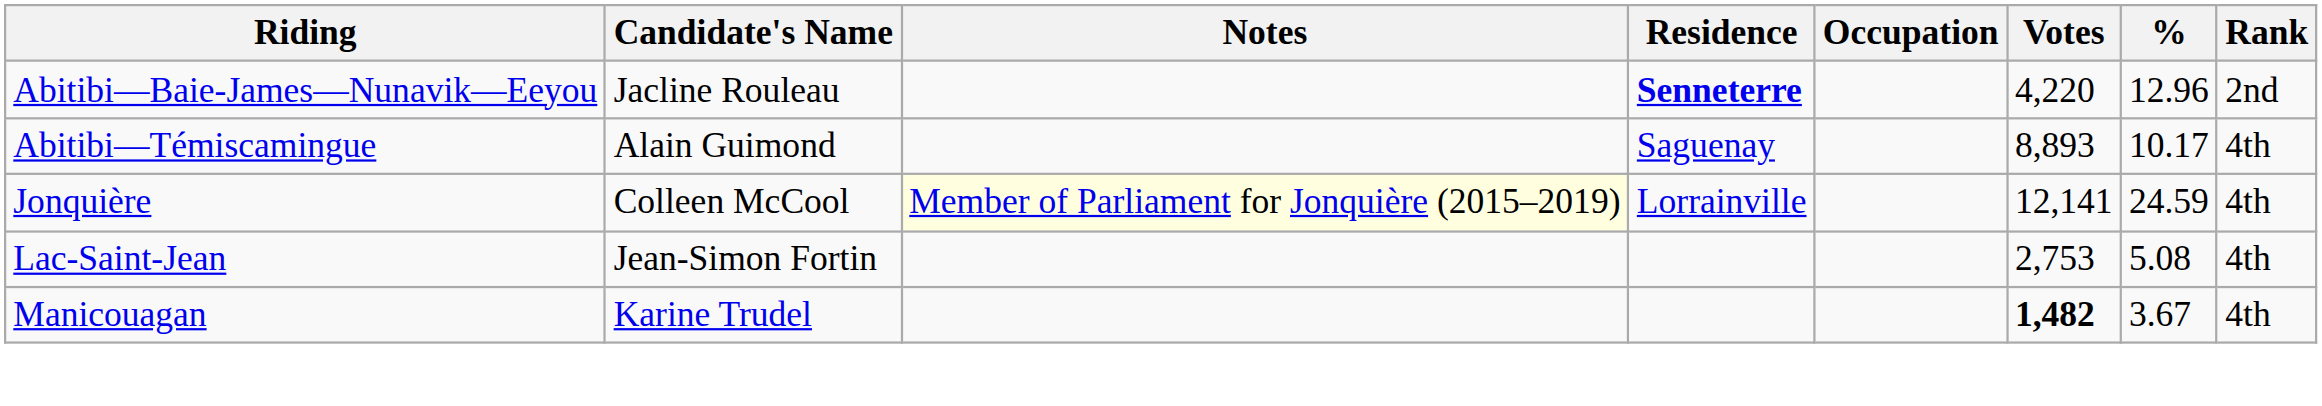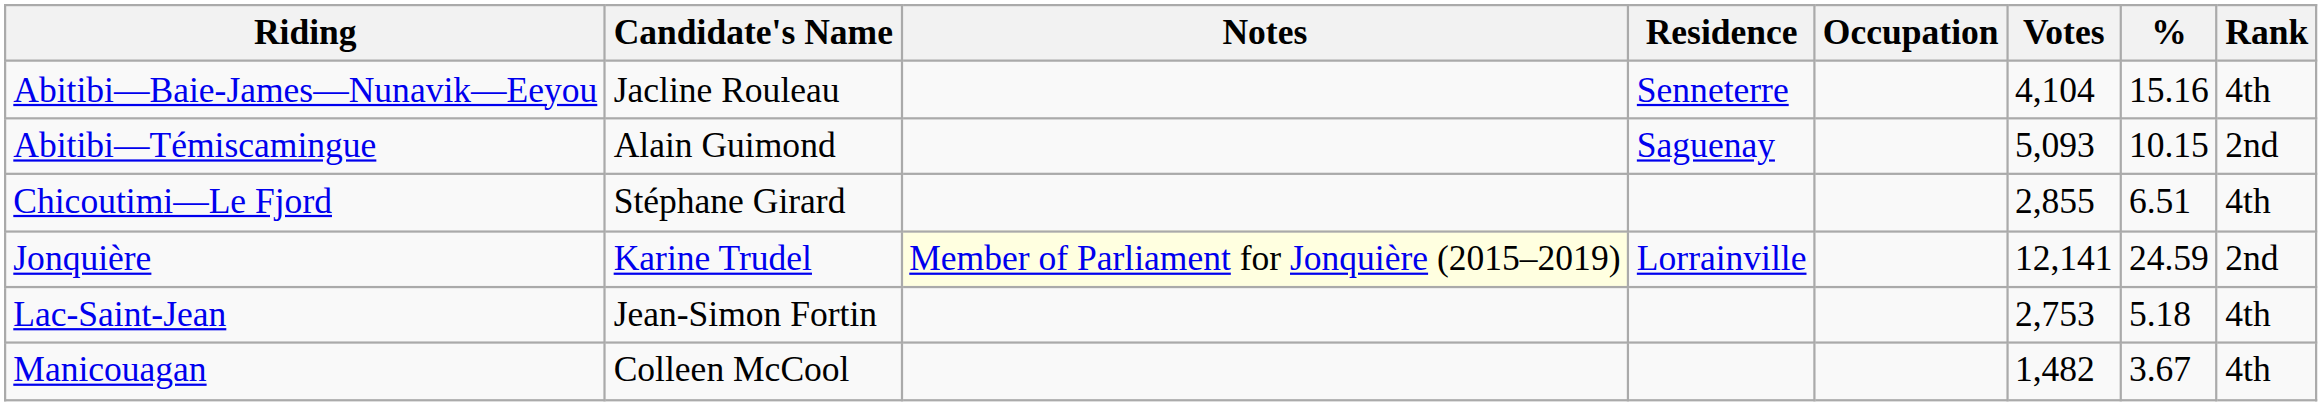(1719, 88) bold -> (1713, 88) normal
(2055, 88) 4,220 -> (2055, 88) 4,104
(2169, 88) 12.96 -> (2169, 88) 15.16
(2252, 88) 2nd -> (2248, 88) 4th
(2055, 145) 8,893 -> (2055, 145) 5,093
(2169, 145) 10.17 -> (2169, 145) 10.15
(2248, 145) 4th -> (2252, 145) 2nd
+ row: (173, 201)
(732, 201) Colleen McCool -> (713, 257) Karine Trudel
(2248, 201) 4th -> (2252, 257) 2nd
(2160, 257) 5.08 -> (2160, 314) 5.18
(713, 314) Karine Trudel -> (732, 370) Colleen McCool
(2055, 314) bold -> (2055, 370) normal
